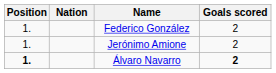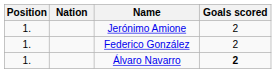rows swapped: (147, 45) <-> (147, 29)
(27, 61) bold -> (27, 61) normal
